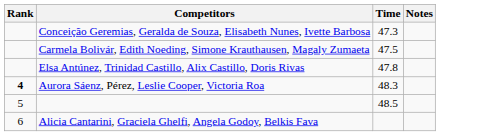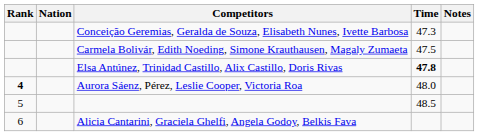+ column: (55, 13)
(388, 67) normal -> (426, 67) bold
(388, 85) 48.3 -> (426, 85) 48.0
